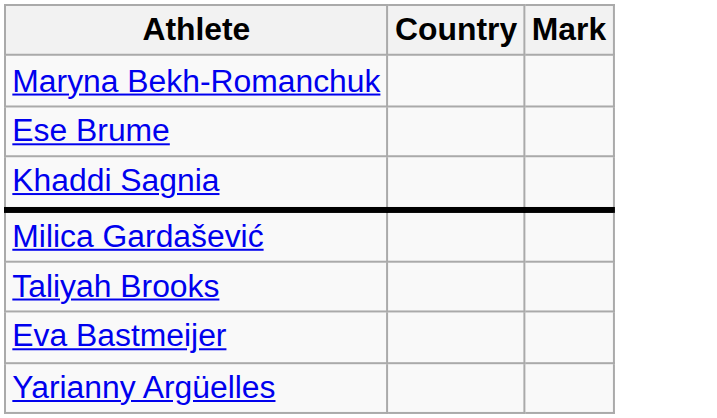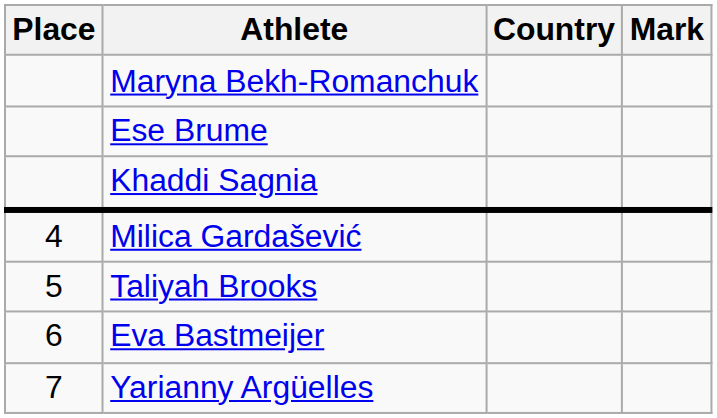+ column: (54, 29)
